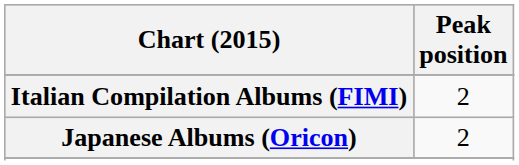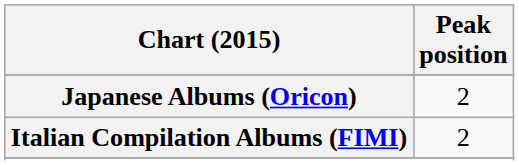rows swapped: (209, 95) <-> (209, 137)
